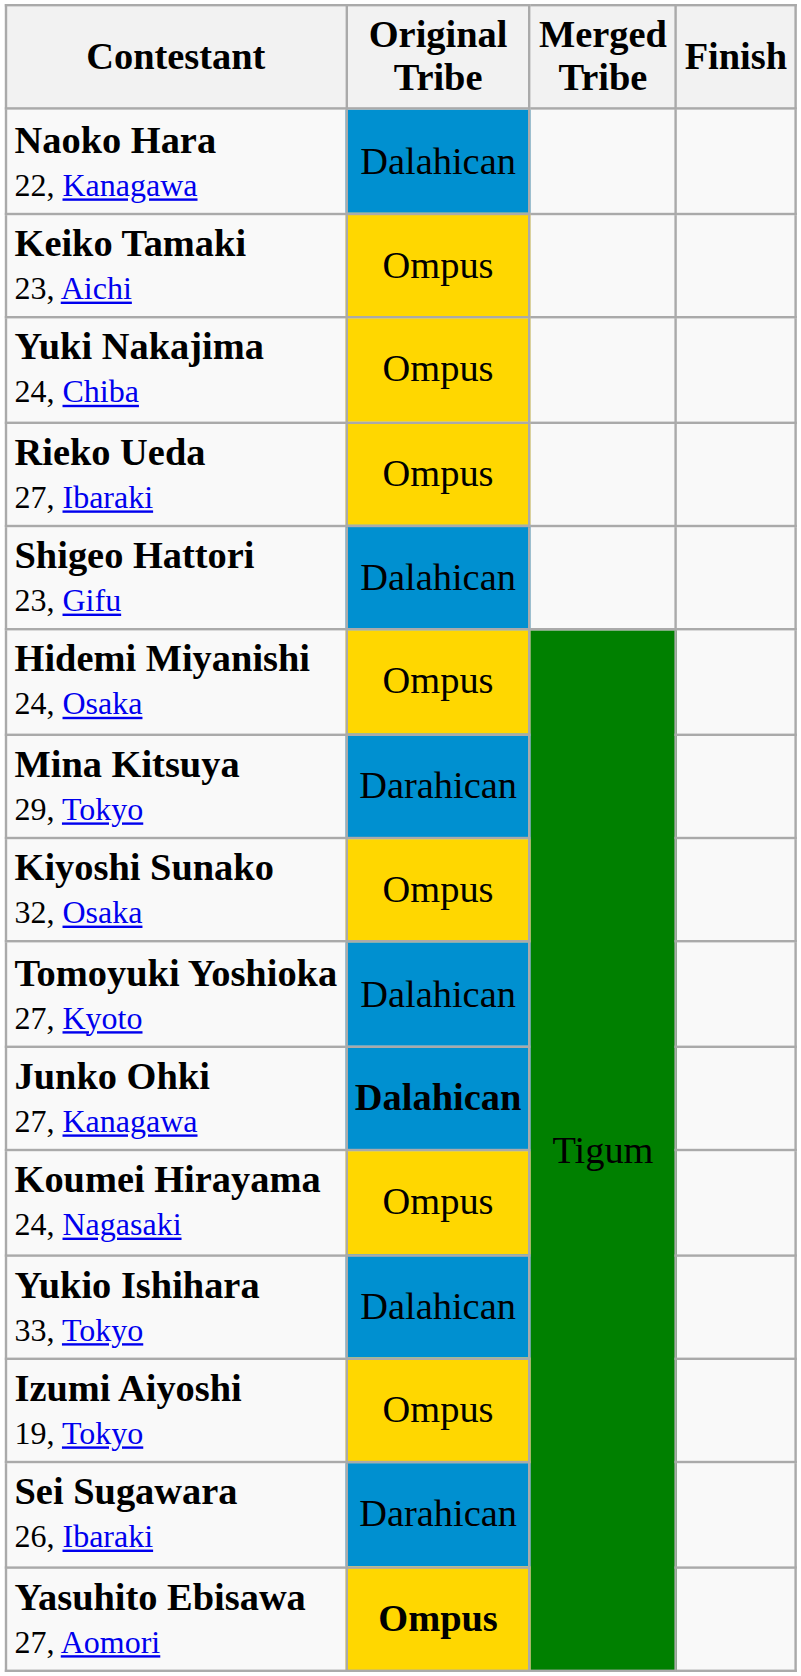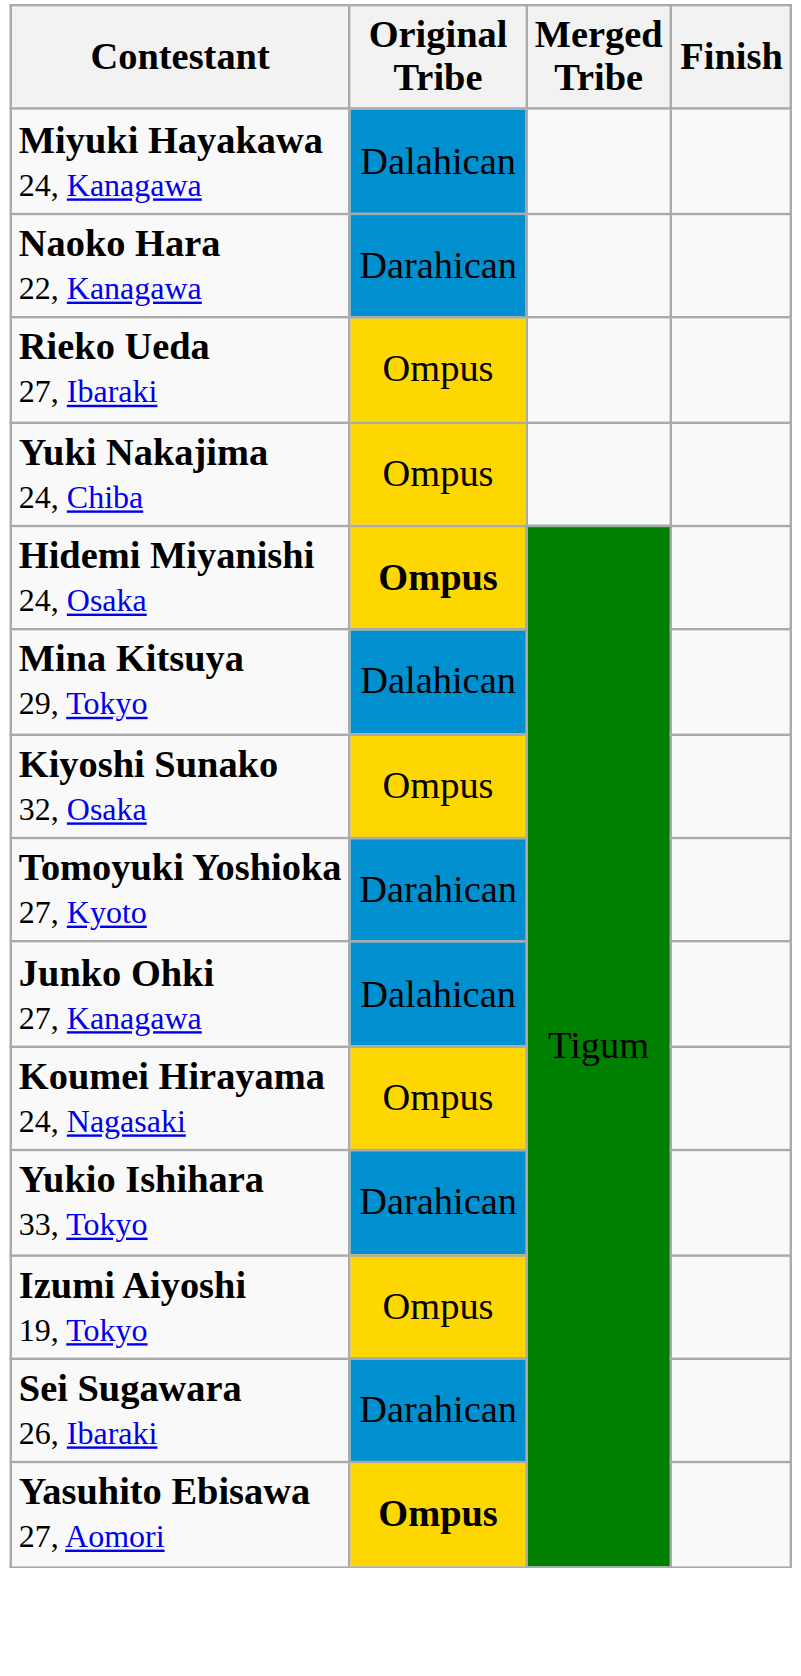+ row: (171, 160)
(438, 160) Dalahican -> (438, 264) Darahican
- row: (130, 264)
rows swapped: (110, 472) <-> (139, 368)
- row: (135, 577)
(438, 681) normal -> (438, 577) bold
(438, 785) Darahican -> (438, 681) Dalahican
(438, 993) Dalahican -> (438, 889) Darahican
(438, 1097) bold -> (438, 993) normal
(438, 1305) Dalahican -> (438, 1201) Darahican
